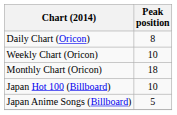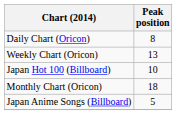(153, 54) 10 -> (153, 54) 13
rows swapped: (54, 70) <-> (59, 86)
